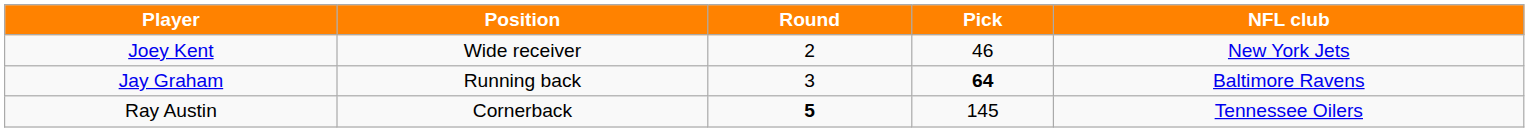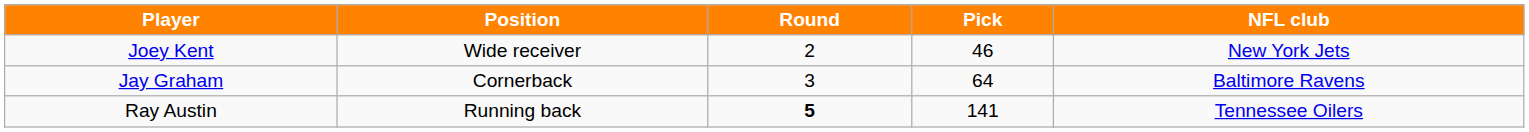(522, 80) Running back -> (522, 80) Cornerback
(983, 80) bold -> (983, 80) normal
(522, 111) Cornerback -> (522, 111) Running back
(983, 111) 145 -> (983, 111) 141
